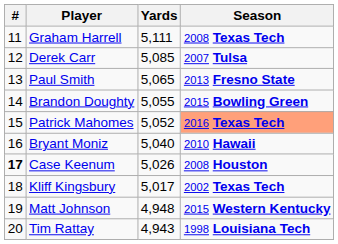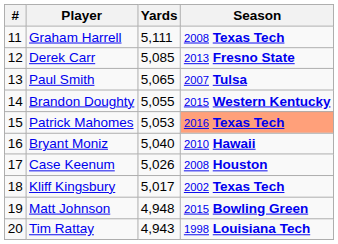(215, 58) 2007 Tulsa -> (239, 58) 2013 Fresno State
(239, 80) 2013 Fresno State -> (215, 80) 2007 Tulsa
(246, 101) 2015 Bowling Green -> (257, 101) 2015 Western Kentucky
(158, 122) 5,052 -> (158, 122) 5,053
(15, 165) bold -> (15, 165) normal
(257, 208) 2015 Western Kentucky -> (246, 208) 2015 Bowling Green
